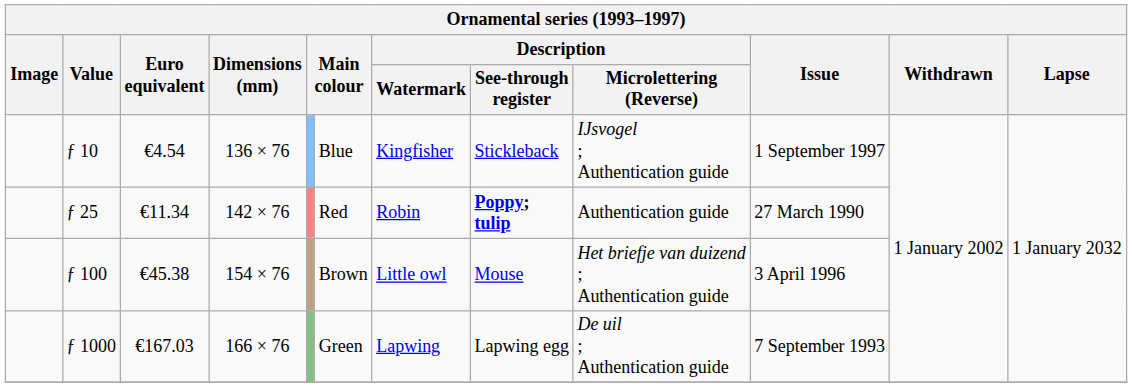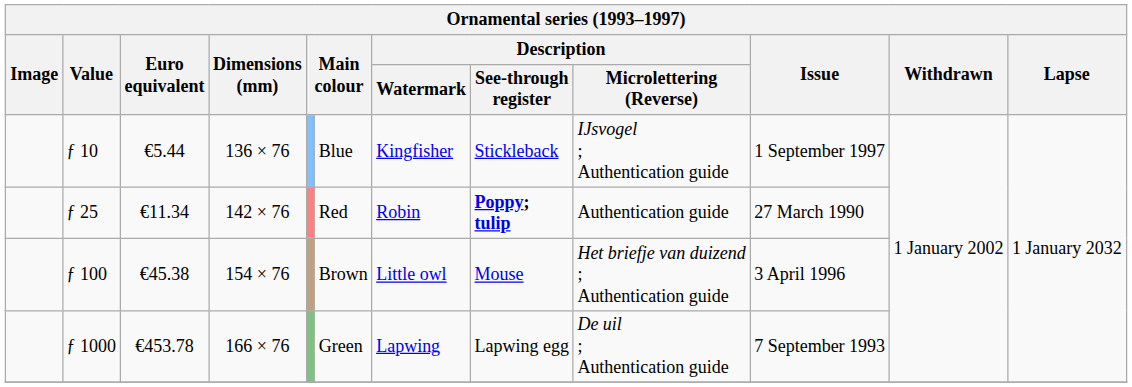(164, 150) €4.54 -> (164, 150) €5.44
(164, 346) €167.03 -> (164, 346) €453.78
